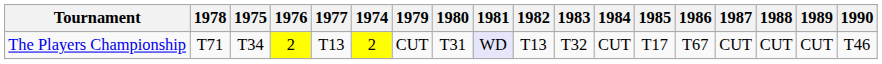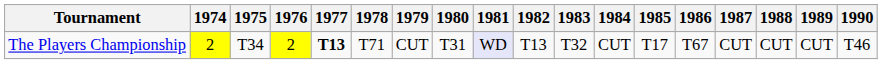columns swapped: (372, 18) <-> (210, 18)
(331, 45) normal -> (331, 45) bold
